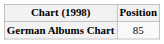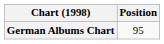(138, 30) 85 -> (138, 30) 95
